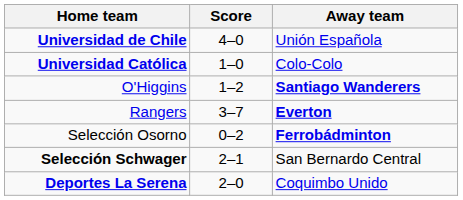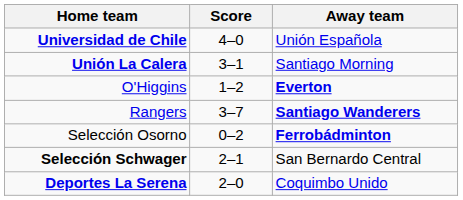- row: (112, 64)
+ row: (129, 64)
(348, 87) Santiago Wanderers -> (304, 87) Everton
(304, 111) Everton -> (348, 111) Santiago Wanderers
